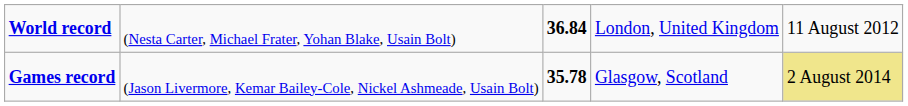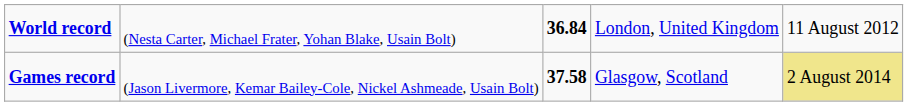(567, 76) 35.78 -> (567, 76) 37.58
